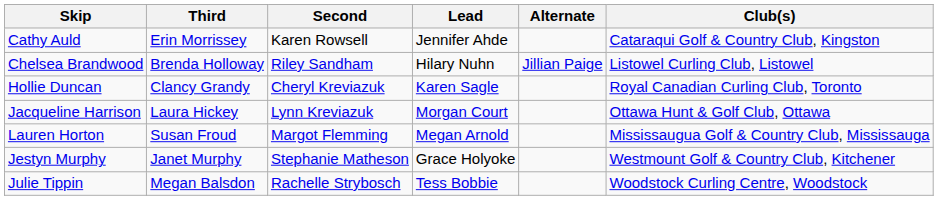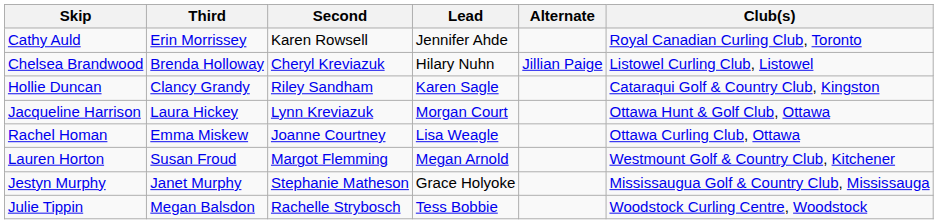(744, 40) Cataraqui Golf & Country Club, Kingston -> (736, 40) Royal Canadian Curling Club, Toronto
(322, 64) Riley Sandham -> (328, 64) Cheryl Kreviazuk
(328, 87) Cheryl Kreviazuk -> (322, 87) Riley Sandham
(736, 87) Royal Canadian Curling Club, Toronto -> (744, 87) Cataraqui Golf & Country Club, Kingston
+ row: (58, 135)
(770, 135) Mississaugua Golf & Country Club, Mississauga -> (752, 159) Westmount Golf & Country Club, Kitchener
(752, 159) Westmount Golf & Country Club, Kitchener -> (770, 183) Mississaugua Golf & Country Club, Mississauga
